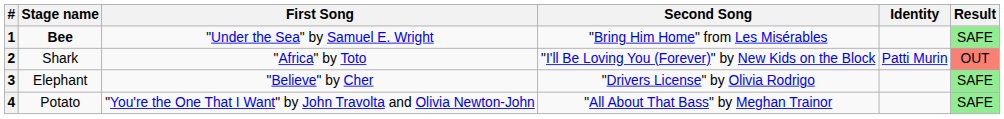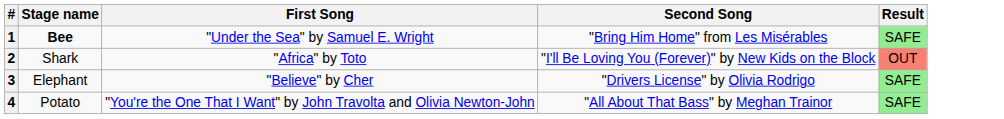- column: (915, 15)
